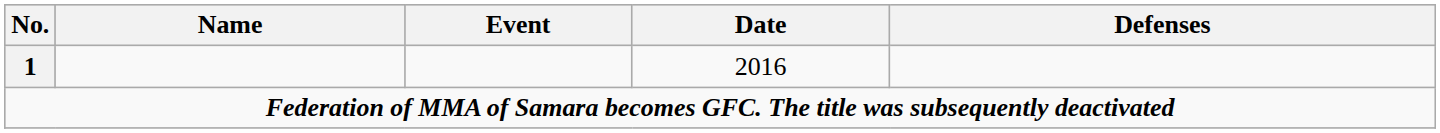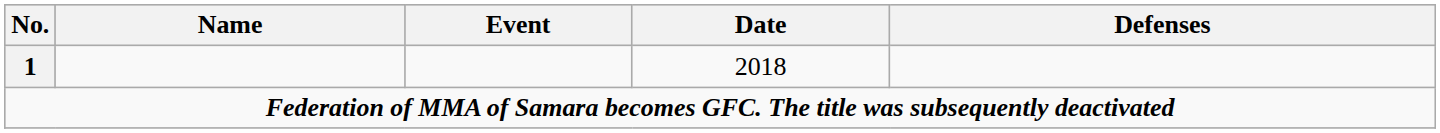(761, 66) 2016 -> (761, 66) 2018
